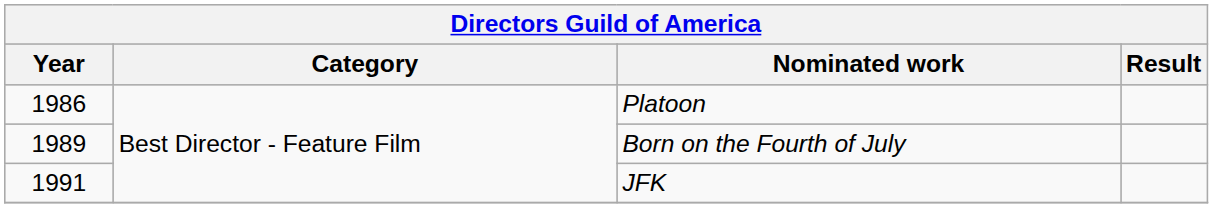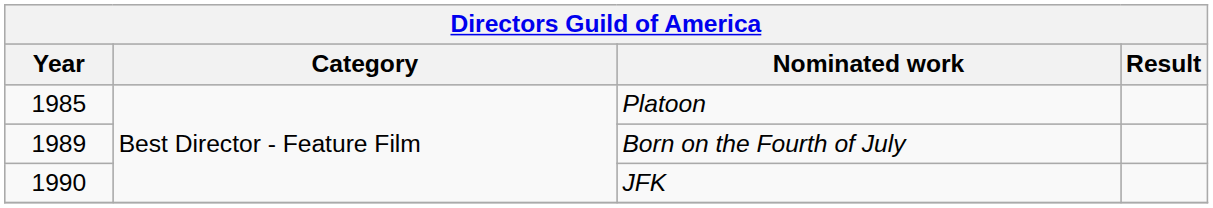(59, 103) 1986 -> (59, 103) 1985
(59, 182) 1991 -> (59, 182) 1990
